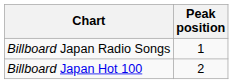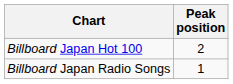rows swapped: (75, 68) <-> (89, 48)
